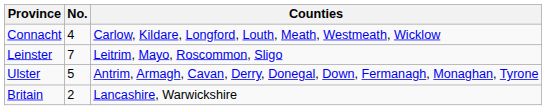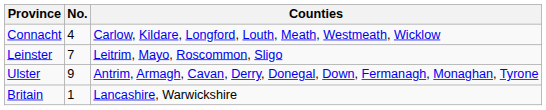(71, 74) 5 -> (71, 74) 9
(71, 94) 2 -> (71, 94) 1
